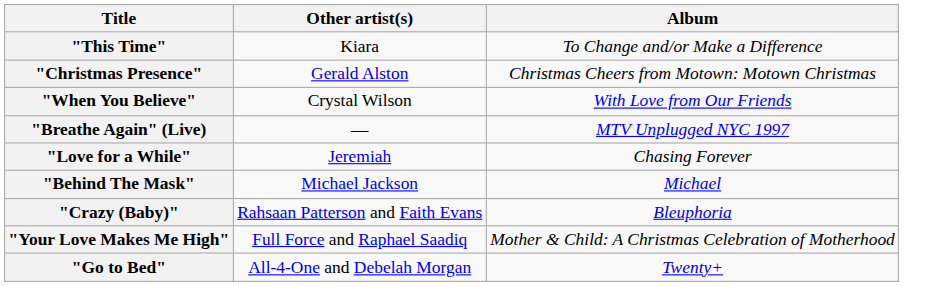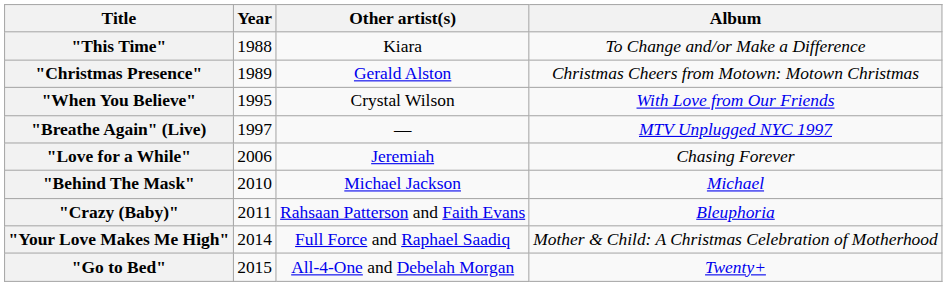+ column: (255, 18)
